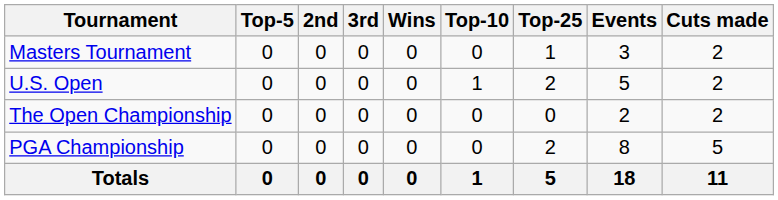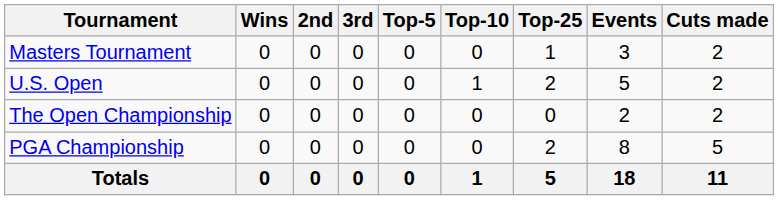columns swapped: (412, 20) <-> (267, 20)
